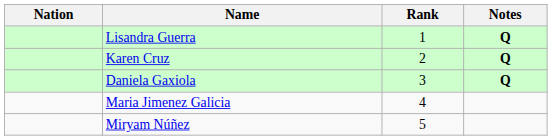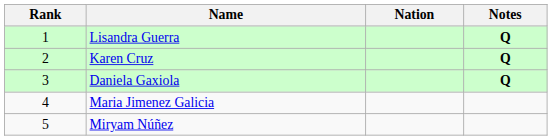columns swapped: (423, 15) <-> (54, 15)
